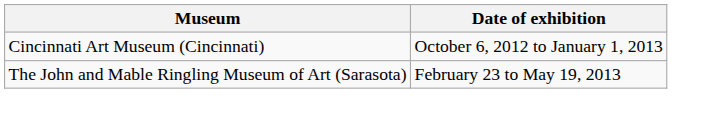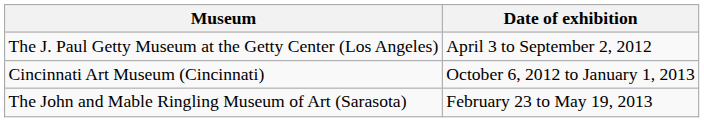+ row: (223, 46)
